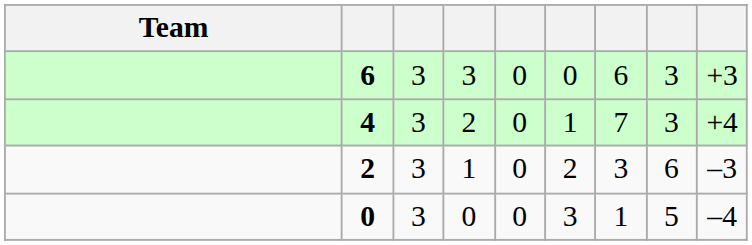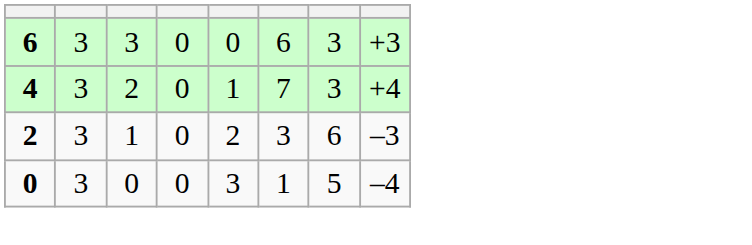- column: (174, 27)
